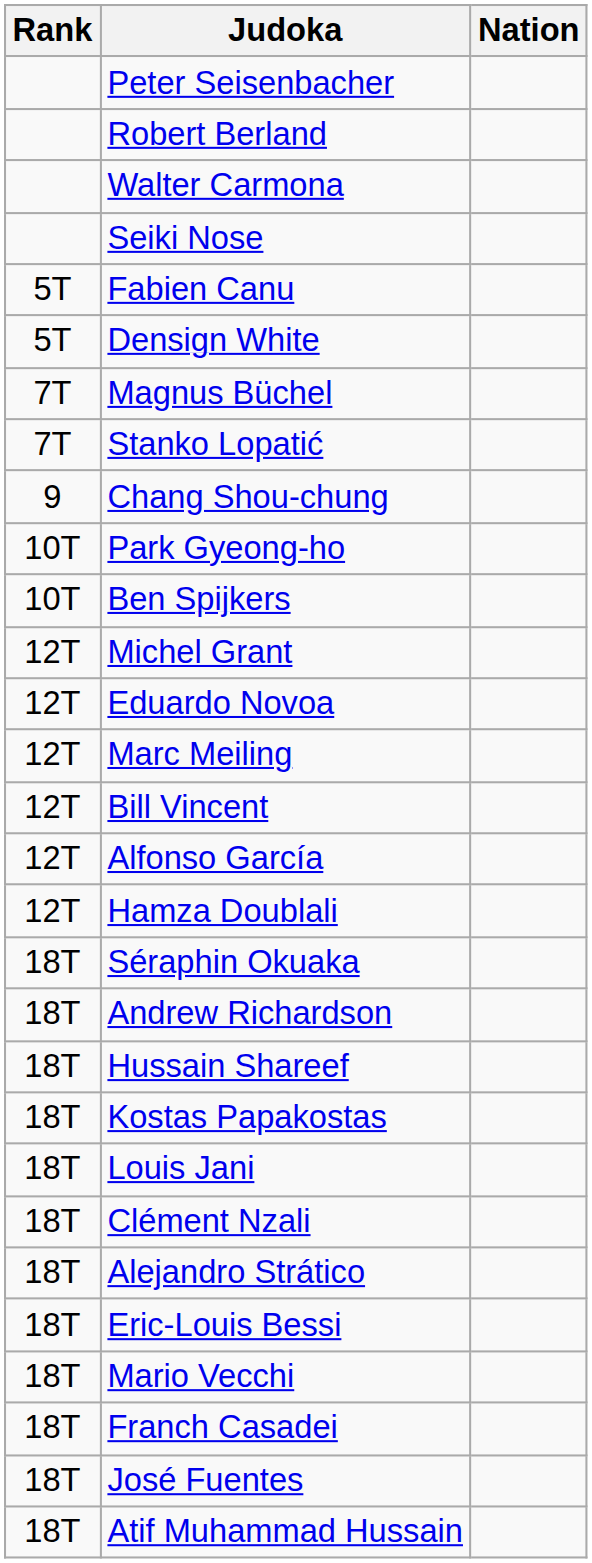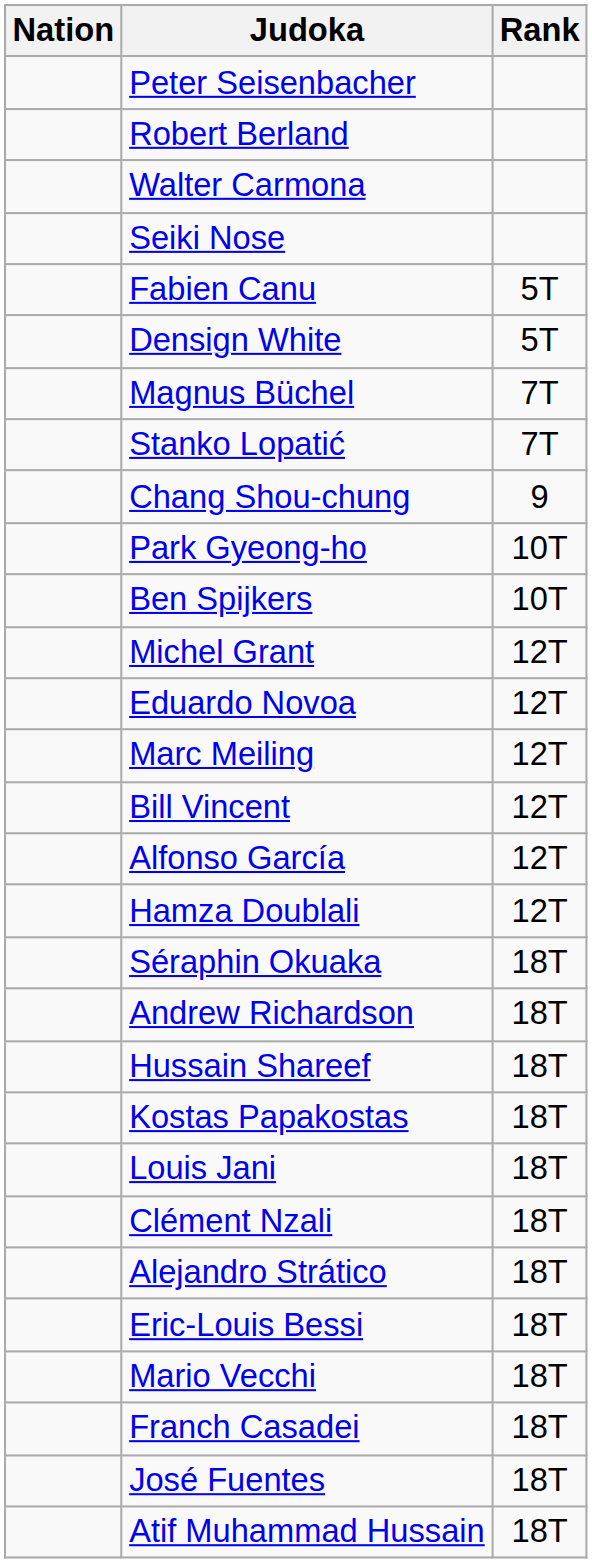columns swapped: (52, 30) <-> (529, 30)
